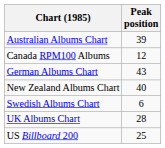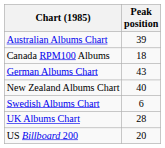(141, 55) 12 -> (141, 55) 18
(141, 135) 25 -> (141, 135) 20
